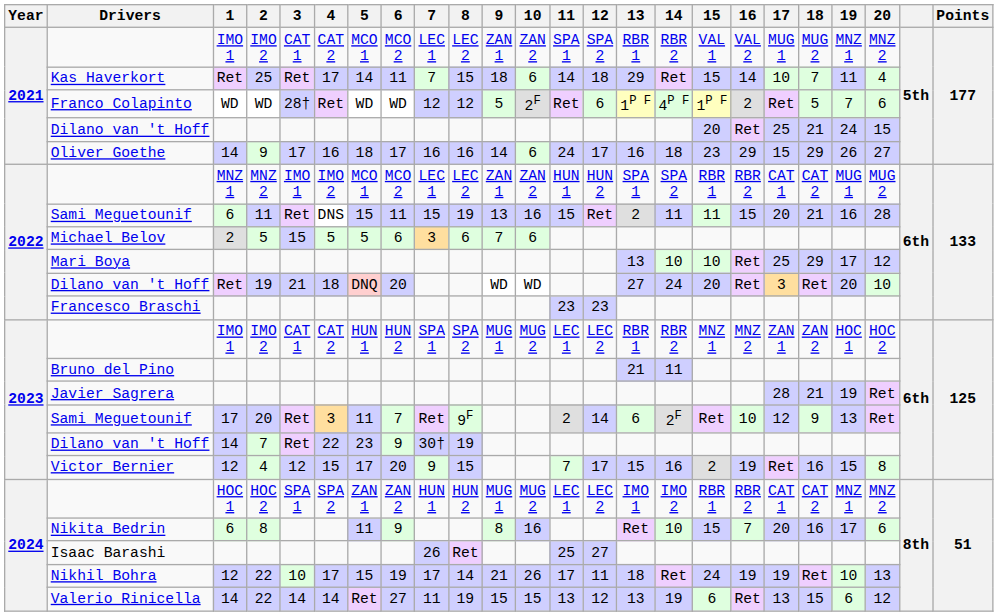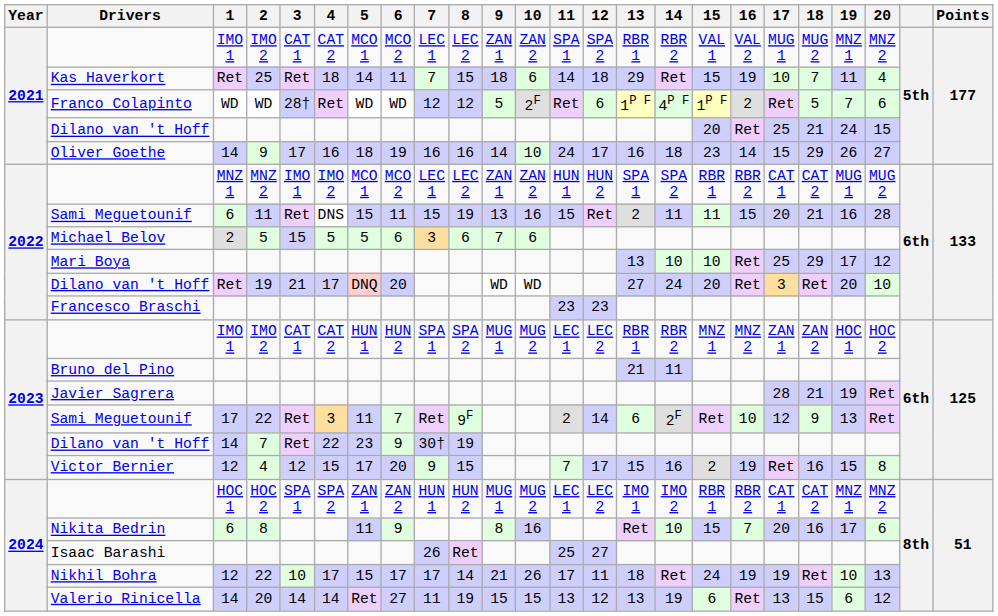(331, 79) 17 -> (331, 79) 18
(748, 79) 14 -> (748, 79) 19
(398, 153) 17 -> (398, 153) 19
(533, 153) 6 -> (533, 153) 10
(748, 153) 29 -> (748, 153) 14
(331, 285) 18 -> (331, 285) 17
(264, 419) 20 -> (264, 419) 22
(398, 576) 19 -> (398, 576) 17
(264, 599) 22 -> (264, 599) 20
